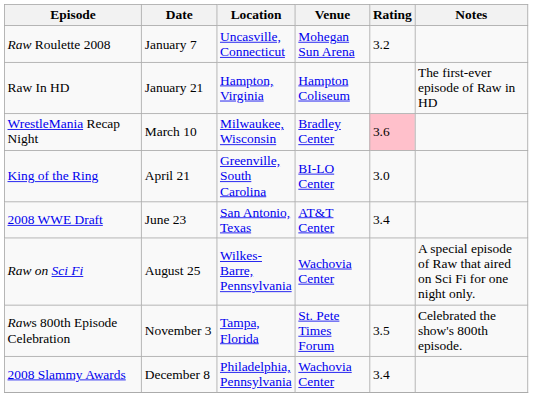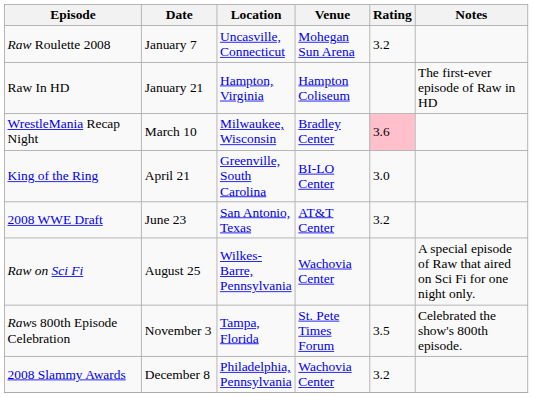(381, 220) 3.4 -> (381, 220) 3.2
(381, 374) 3.4 -> (381, 374) 3.2
